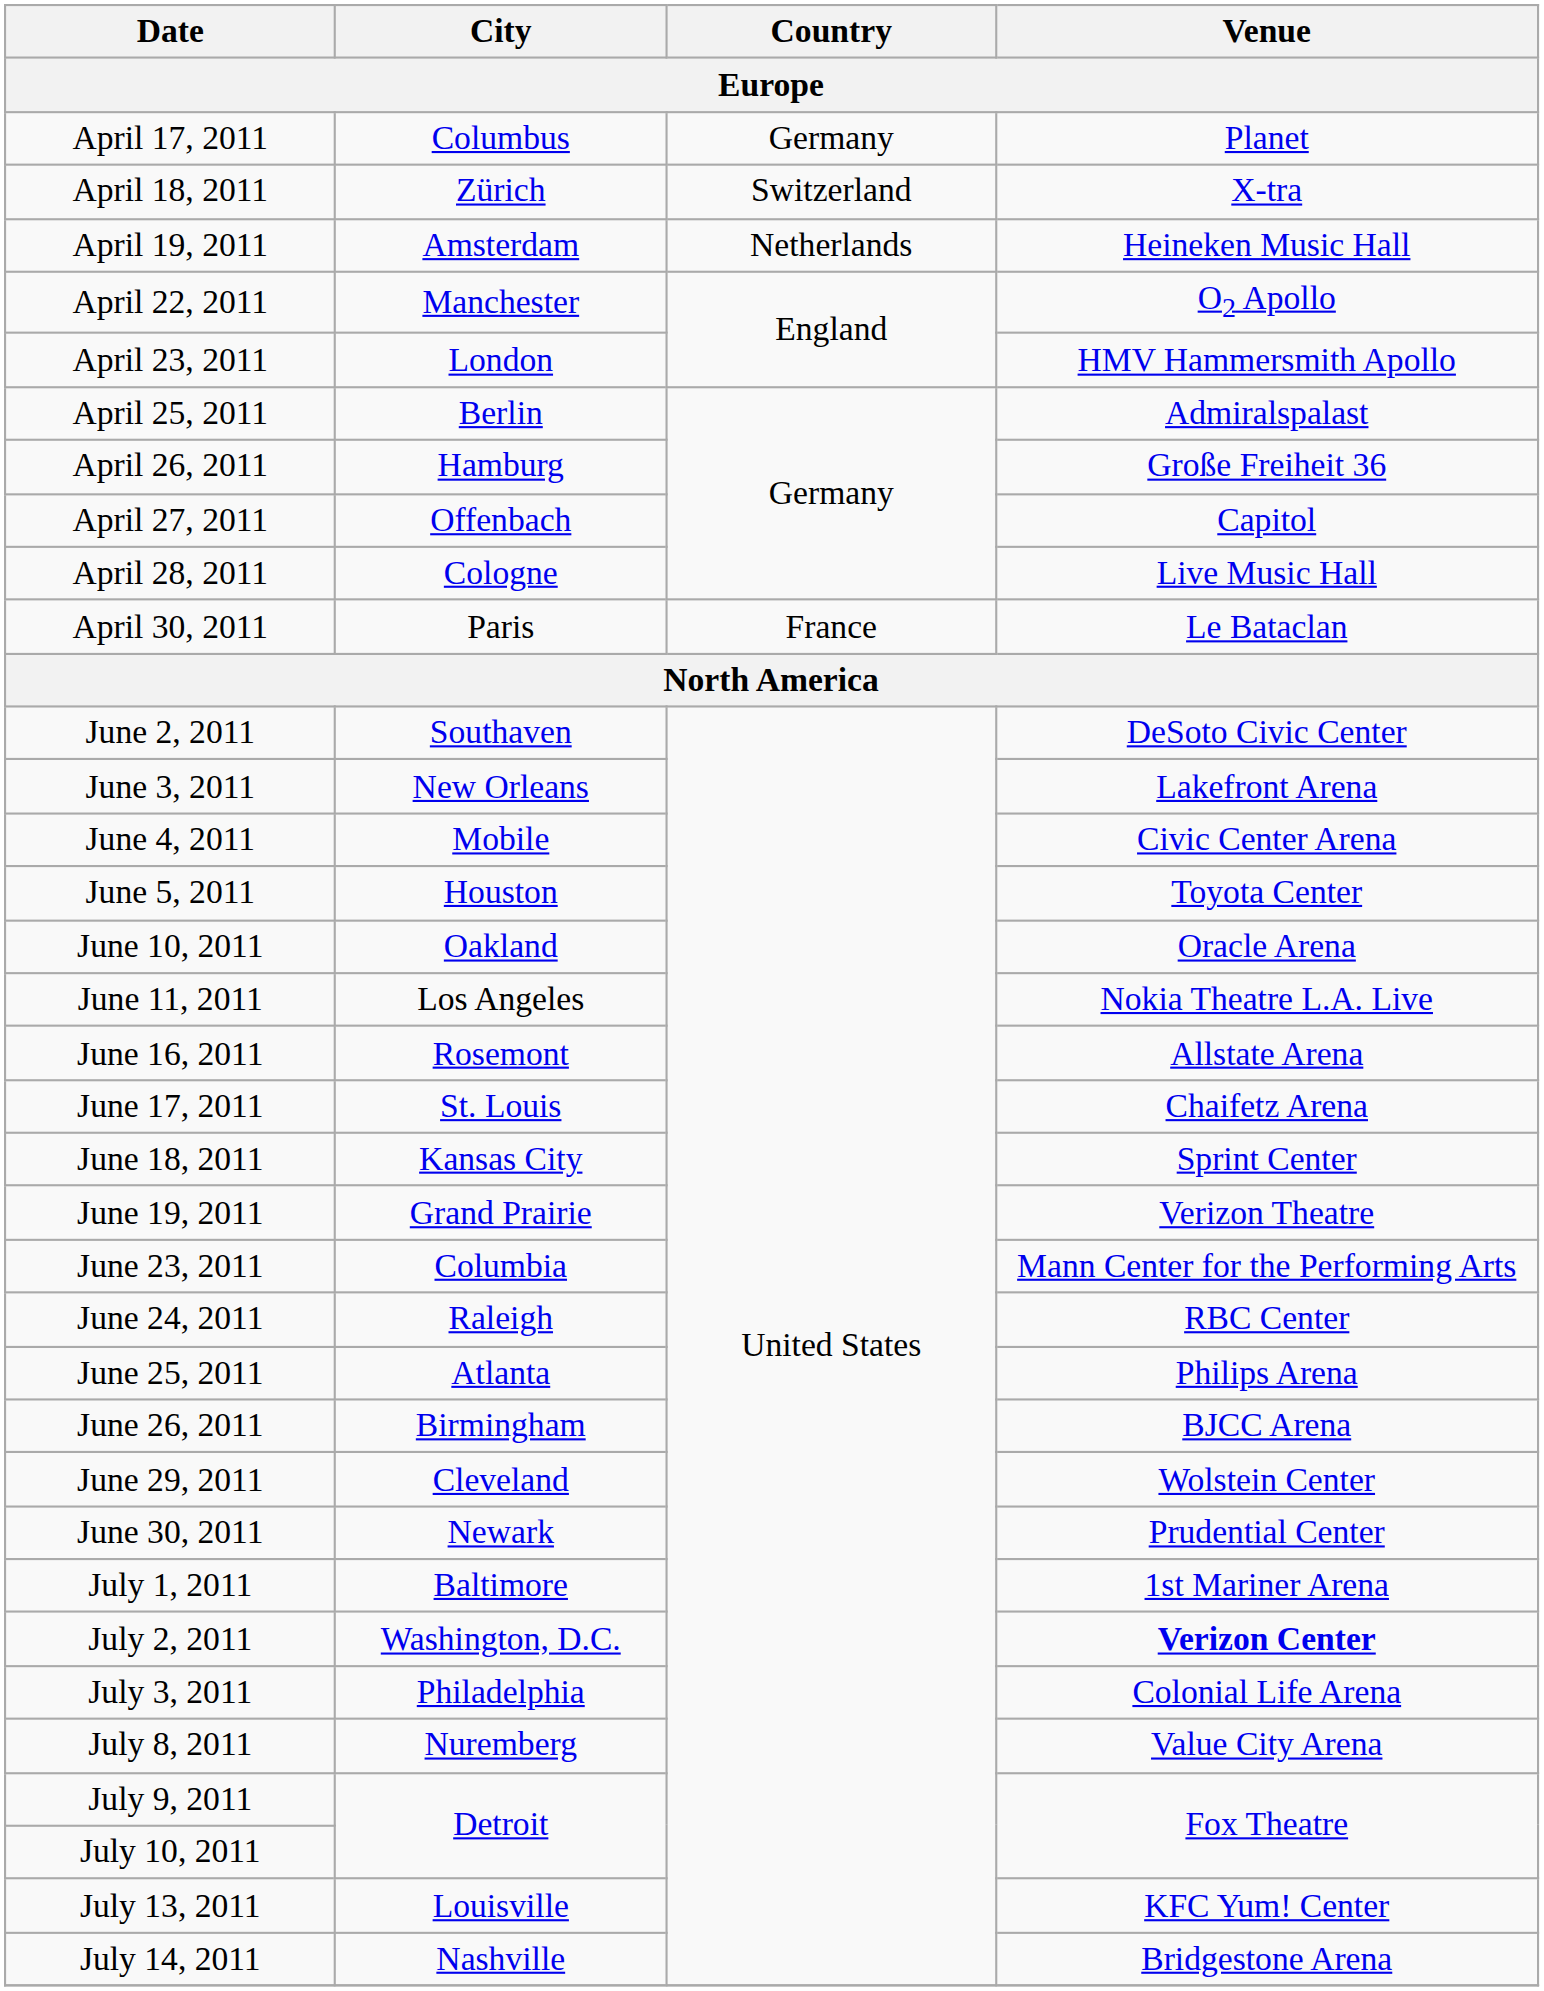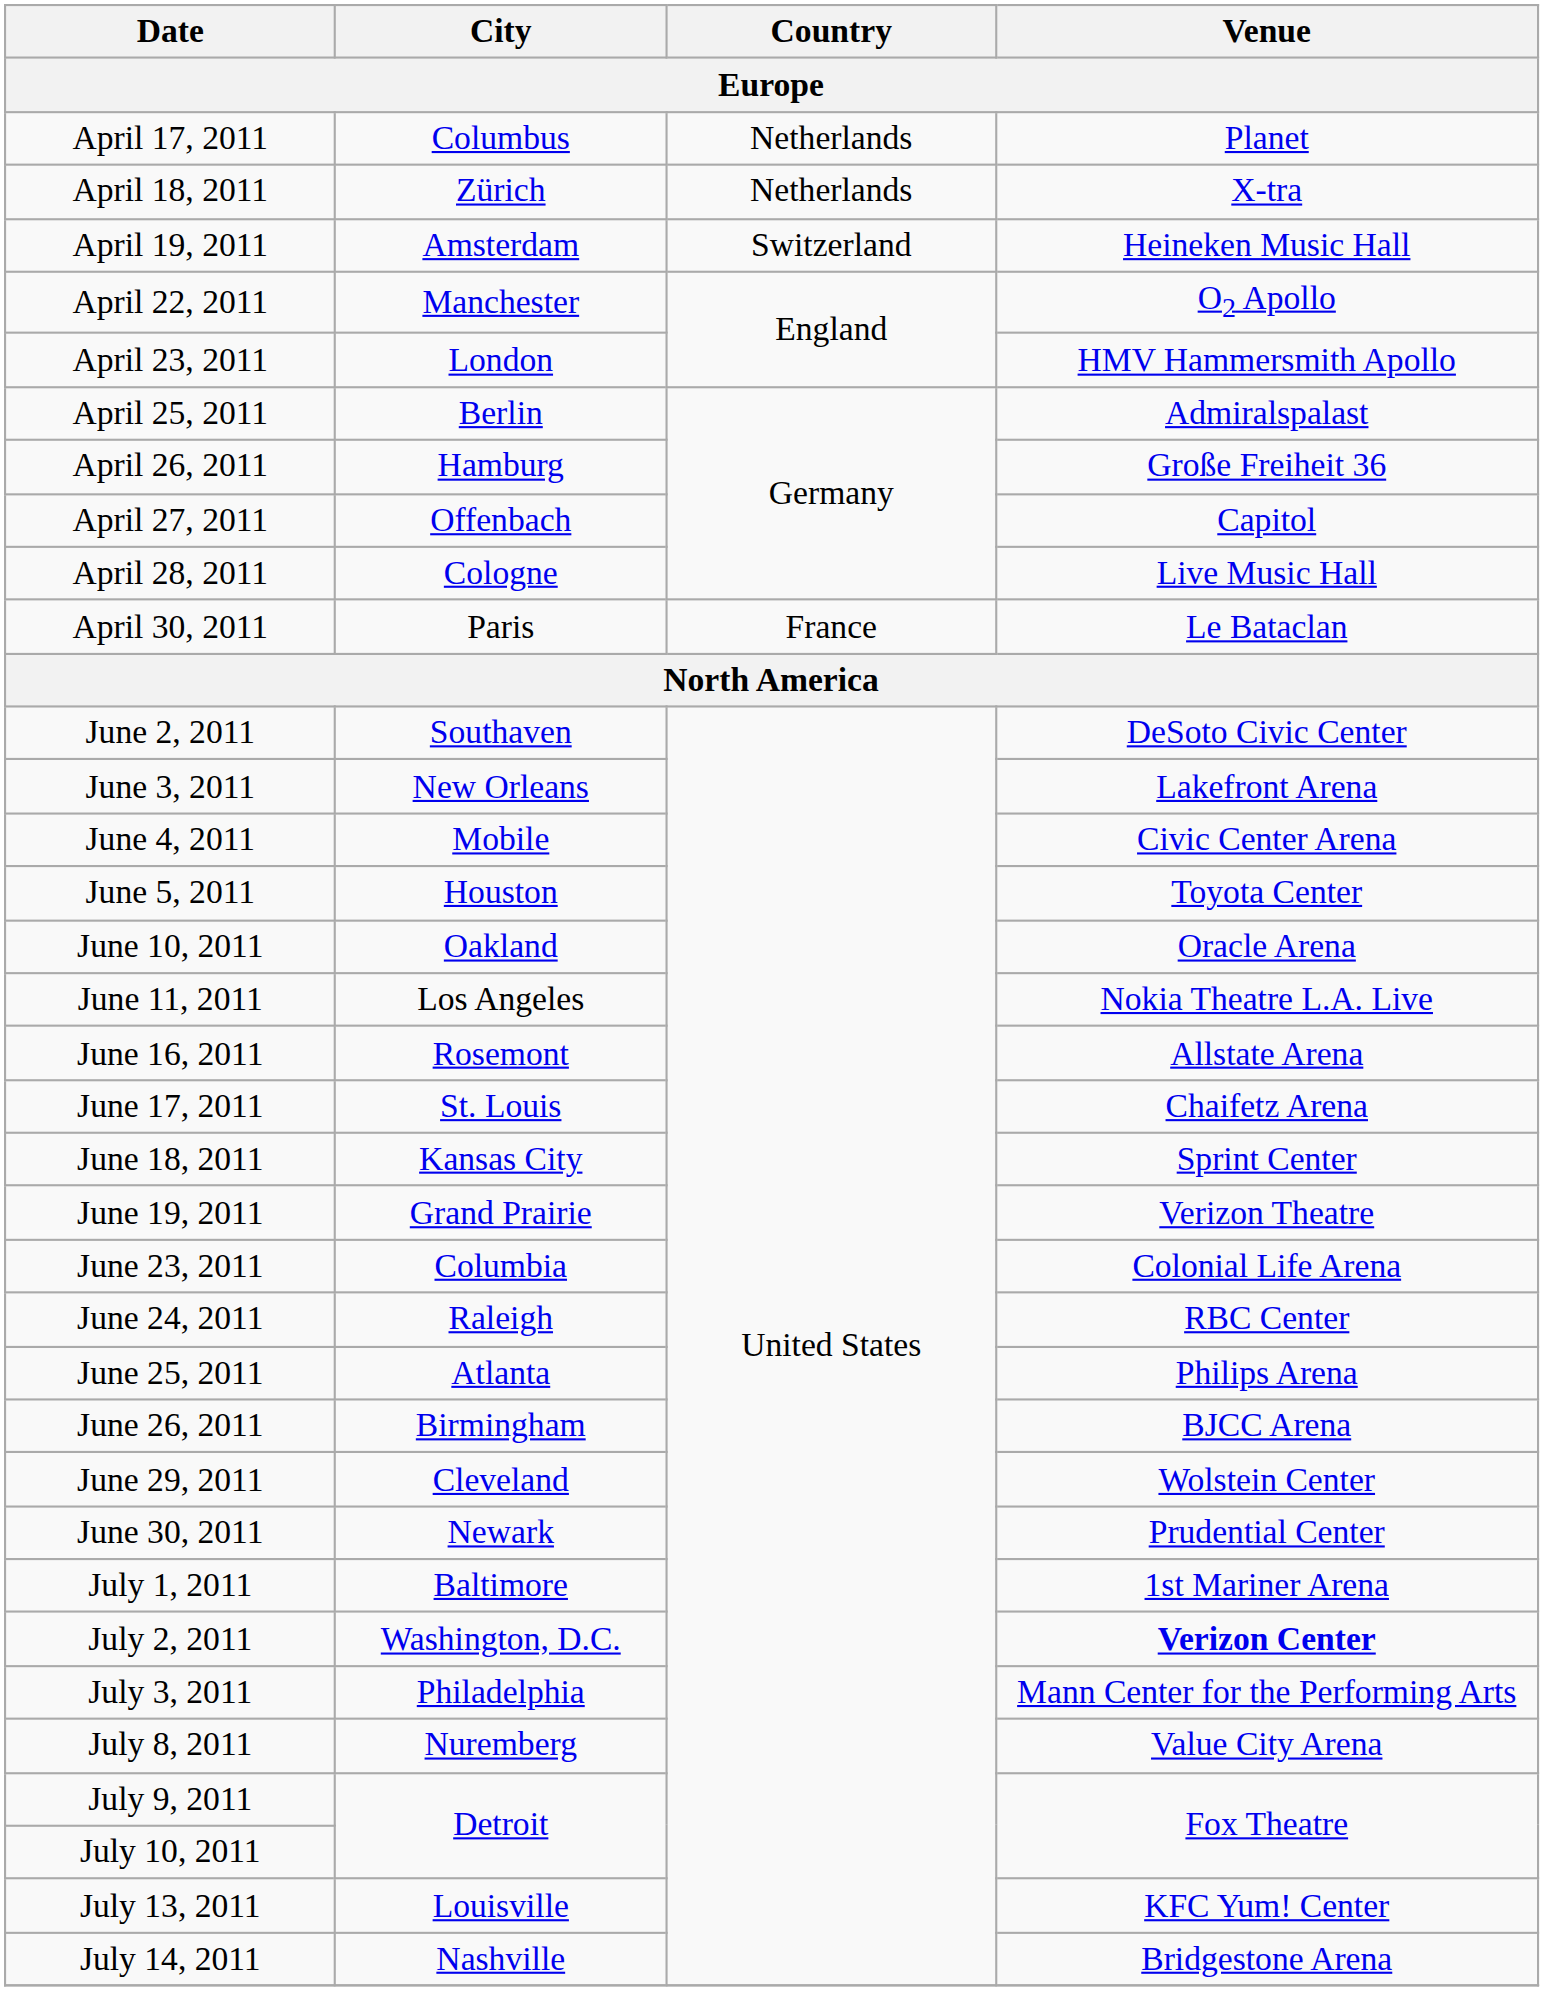(831, 137) Germany -> (831, 137) Netherlands
(831, 191) Switzerland -> (831, 191) Netherlands
(831, 244) Netherlands -> (831, 244) Switzerland
(1267, 1265) Mann Center for the Performing Arts -> (1267, 1265) Colonial Life Arena
(1267, 1691) Colonial Life Arena -> (1267, 1691) Mann Center for the Performing Arts
